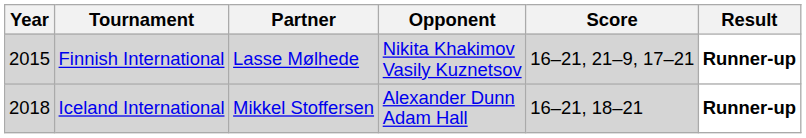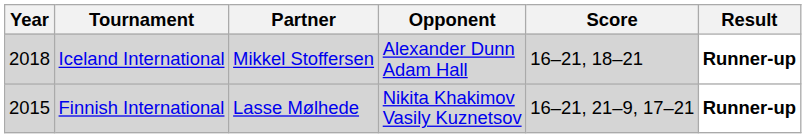rows swapped: (142, 59) <-> (142, 109)
